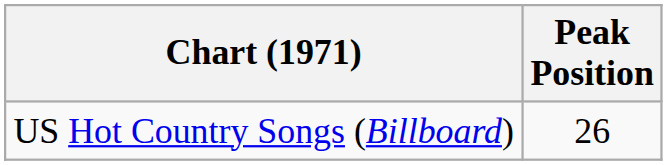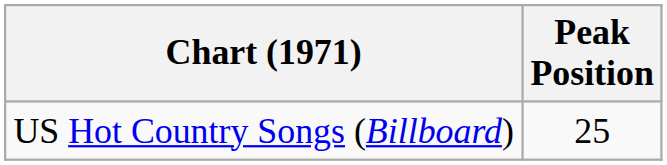(592, 130) 26 -> (592, 130) 25
